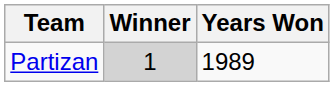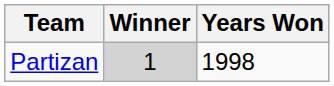(228, 61) 1989 -> (228, 61) 1998
